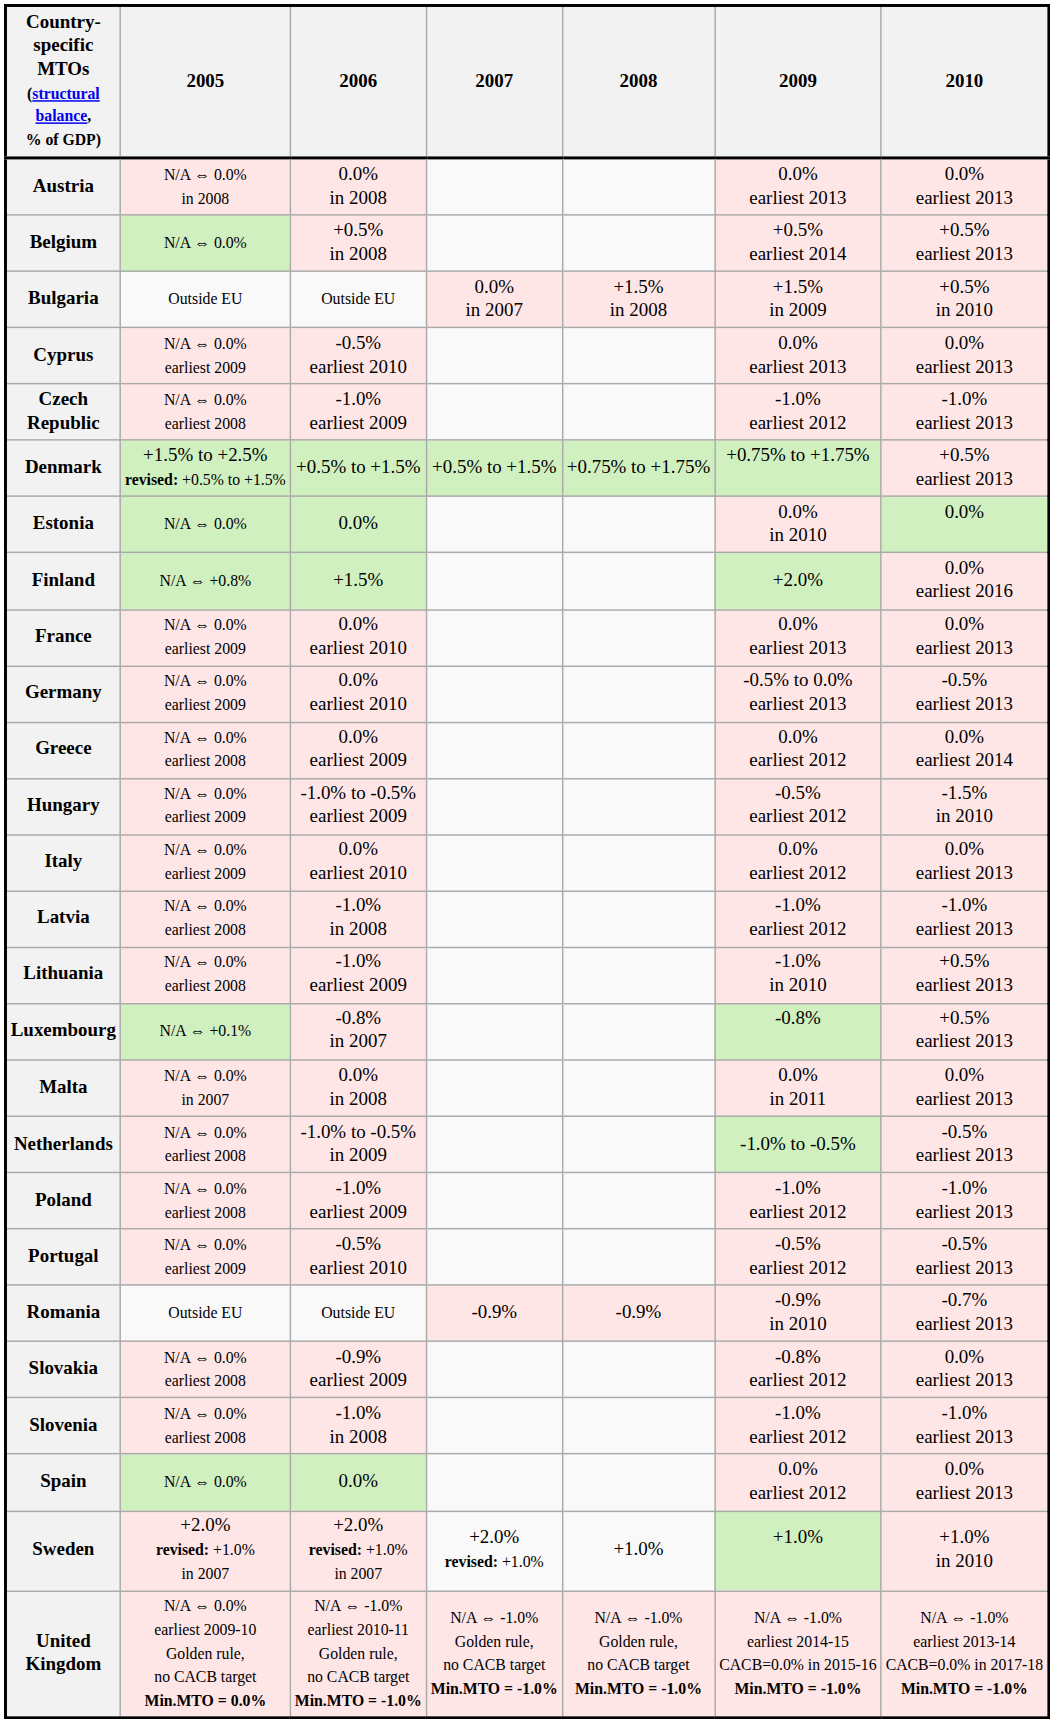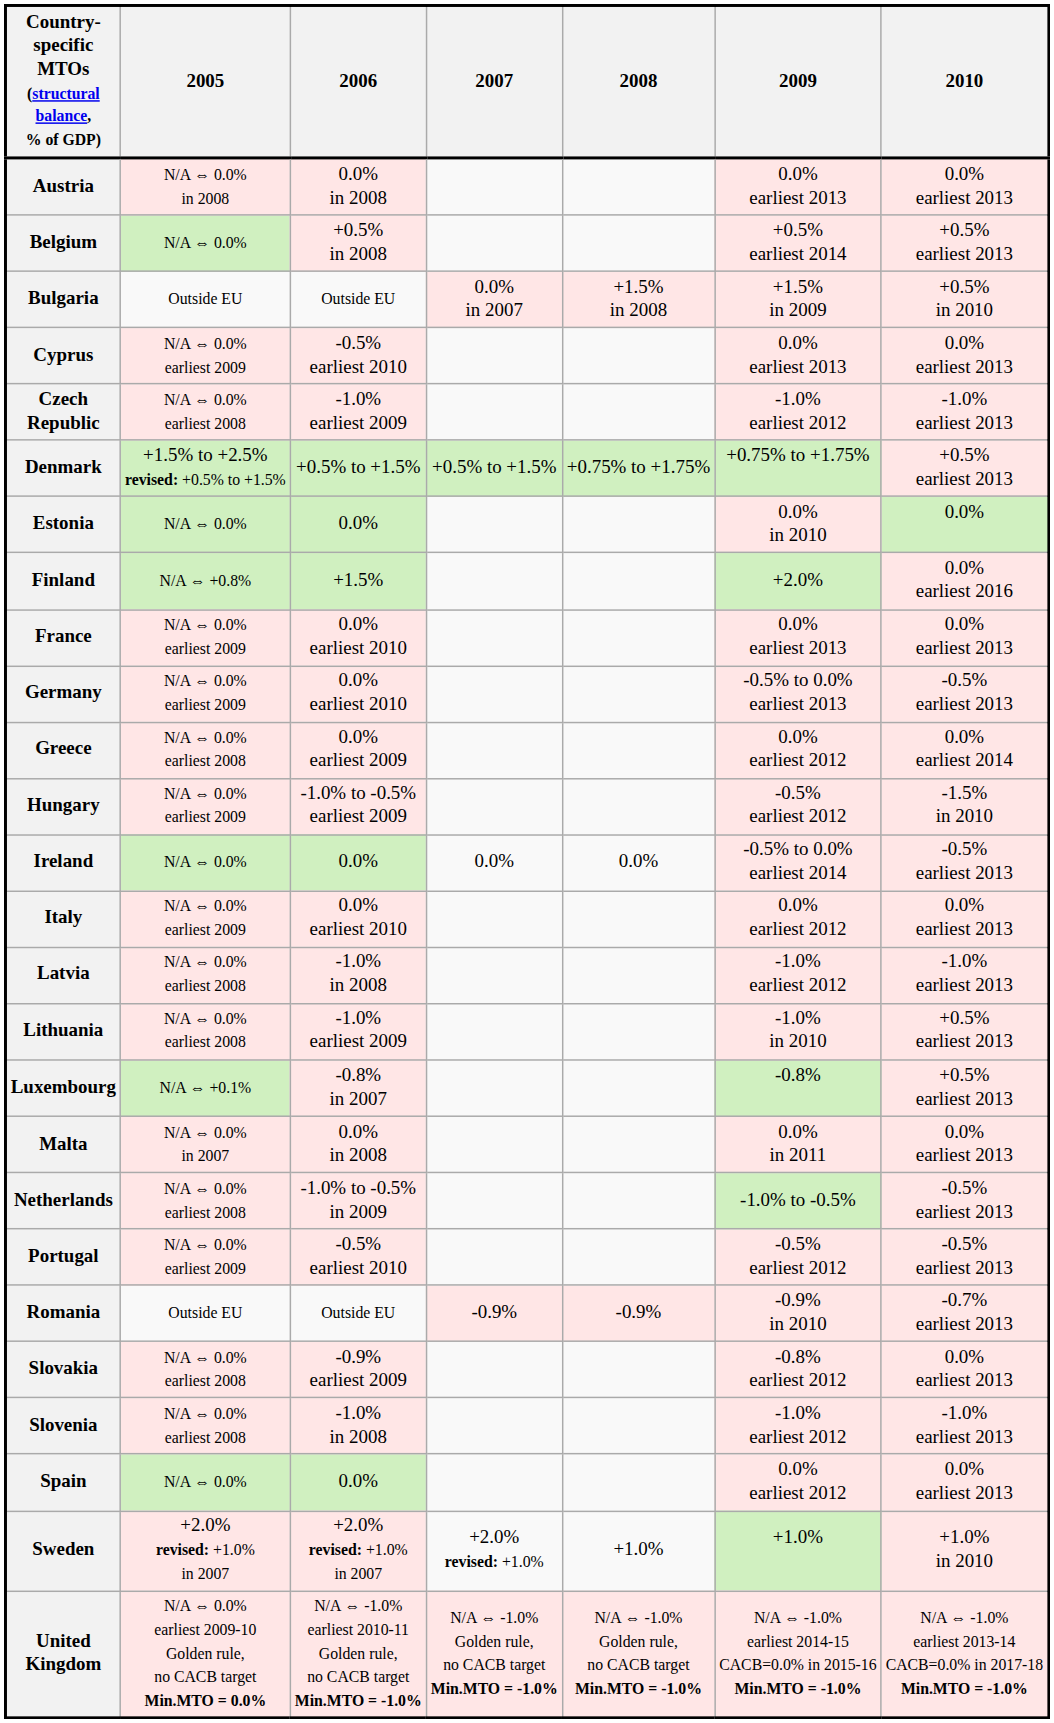+ row: (63, 861)
- row: (63, 1199)
